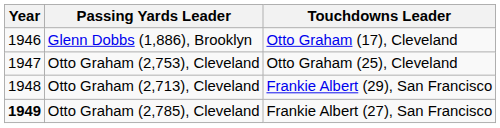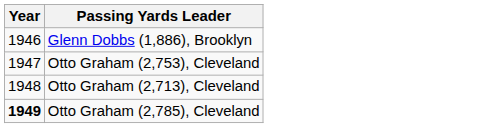- column: (379, 16)
